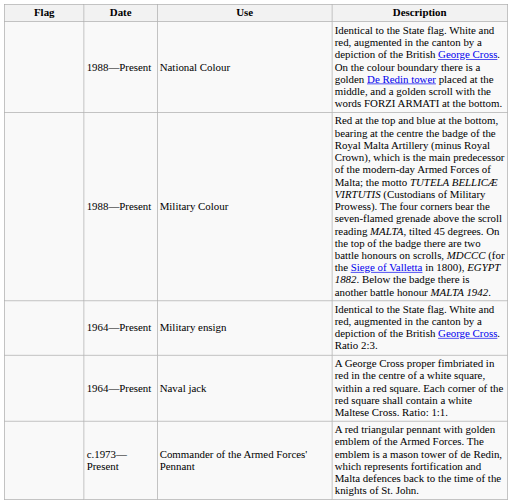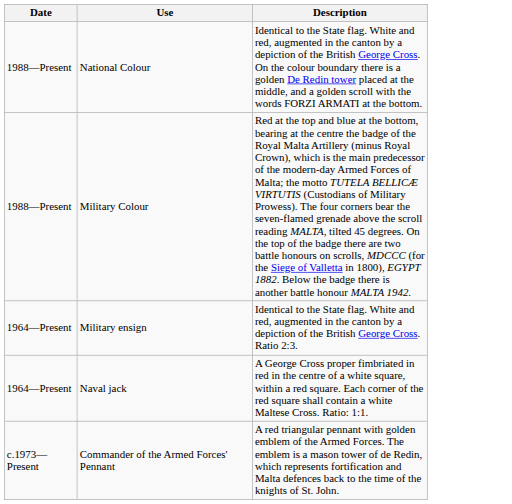- column: (44, 13)
